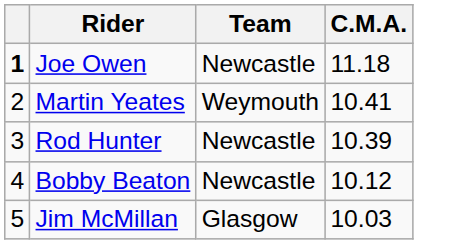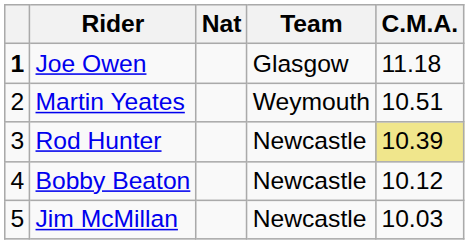+ column: (222, 24)
(259, 63) Newcastle -> (301, 63) Glasgow
(361, 102) 10.41 -> (412, 102) 10.51
(361, 141) no background -> (412, 141) khaki background
(250, 219) Glasgow -> (310, 219) Newcastle
